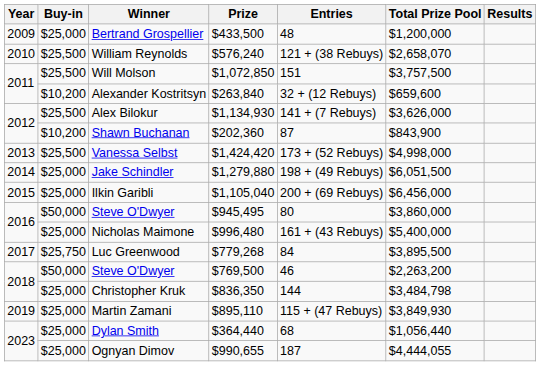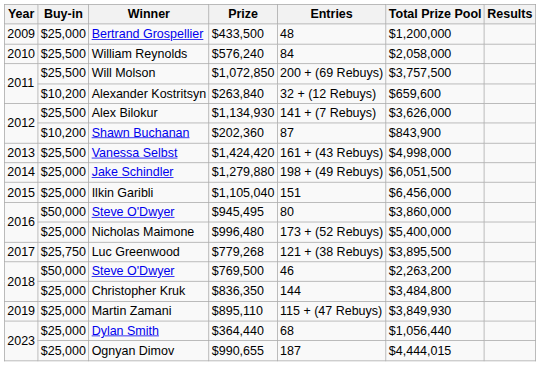(332, 53) 121 + (38 Rebuys) -> (287, 53) 84
(420, 53) $2,658,070 -> (420, 53) $2,058,000
(290, 73) 151 -> (332, 73) 200 + (69 Rebuys)
(332, 152) 173 + (52 Rebuys) -> (332, 152) 161 + (43 Rebuys)
(332, 192) 200 + (69 Rebuys) -> (290, 192) 151
(332, 232) 161 + (43 Rebuys) -> (332, 232) 173 + (52 Rebuys)
(287, 251) 84 -> (332, 251) 121 + (38 Rebuys)
(420, 291) $3,484,798 -> (420, 291) $3,484,800
(420, 350) $4,444,055 -> (420, 350) $4,444,015
